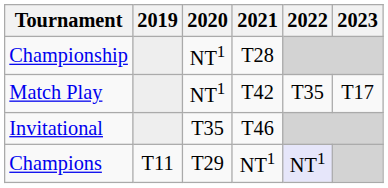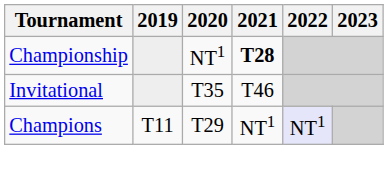(258, 55) normal -> (258, 55) bold
- row: (56, 93)
